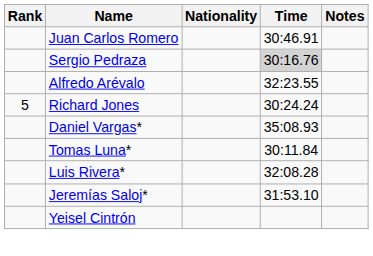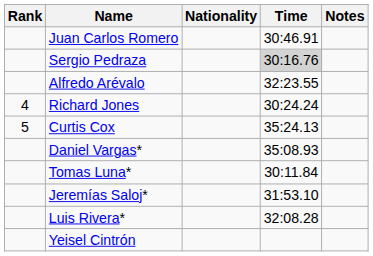(25, 105) 5 -> (25, 105) 4
+ row: (82, 128)
rows swapped: (98, 195) <-> (87, 172)
